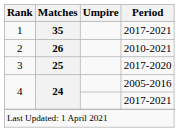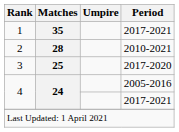(58, 48) 26 -> (58, 48) 28
